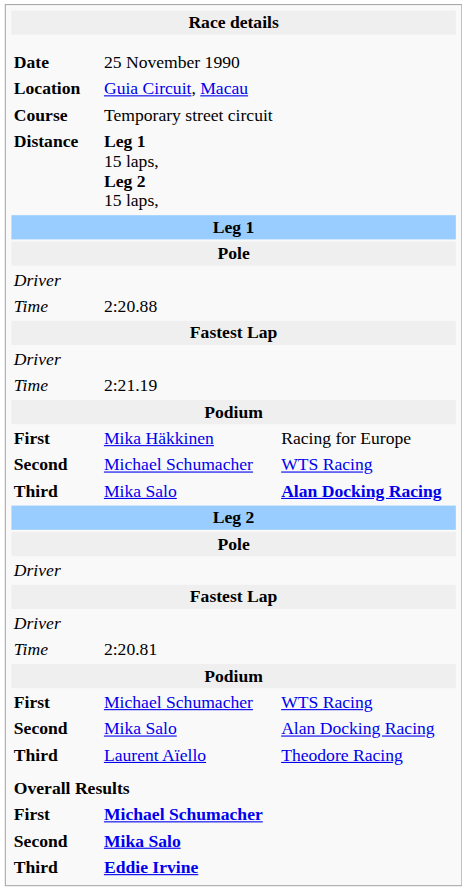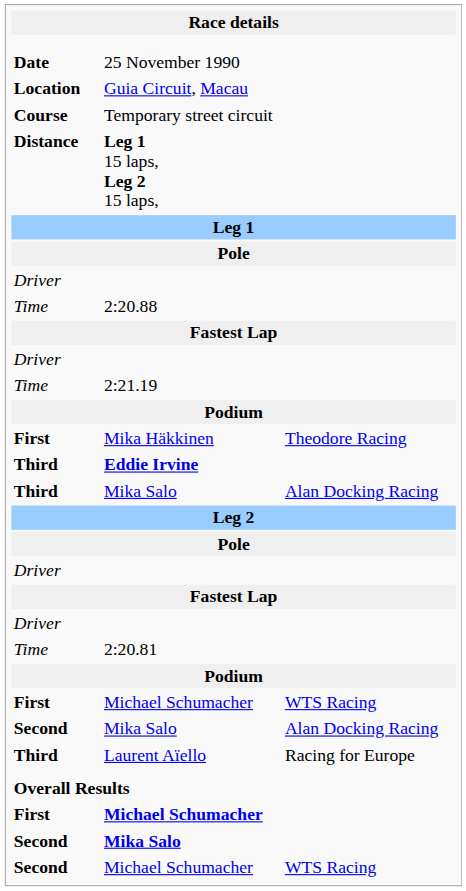(346, 438) Racing for Europe -> (346, 438) Theodore Racing
rows swapped: (41, 465) <-> (36, 867)
(361, 491) bold -> (362, 491) normal
(342, 755) Theodore Racing -> (350, 755) Racing for Europe
